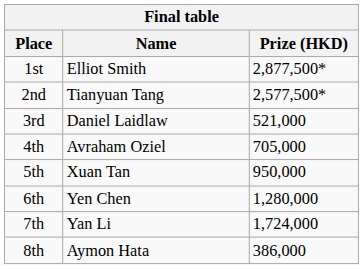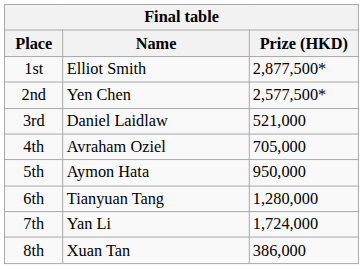(115, 95) Tianyuan Tang -> (99, 95) Yen Chen
(98, 172) Xuan Tan -> (108, 172) Aymon Hata
(99, 198) Yen Chen -> (115, 198) Tianyuan Tang
(108, 250) Aymon Hata -> (98, 250) Xuan Tan
